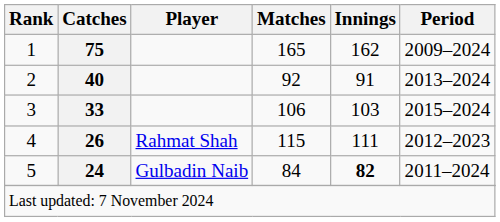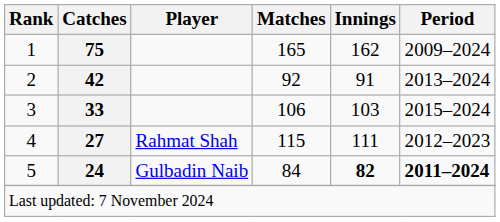(94, 79) 40 -> (94, 79) 42
(94, 140) 26 -> (94, 140) 27
(447, 170) normal -> (447, 170) bold
